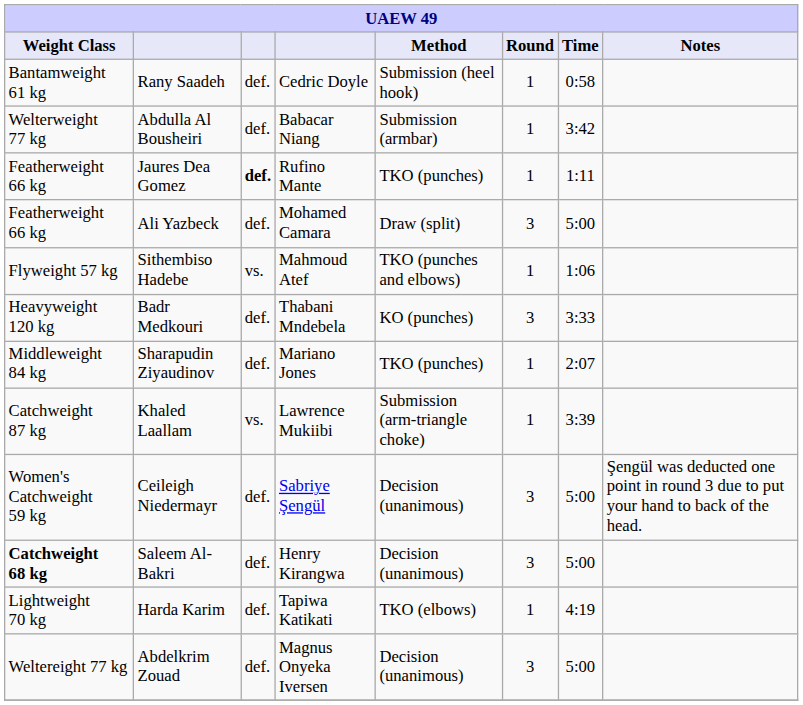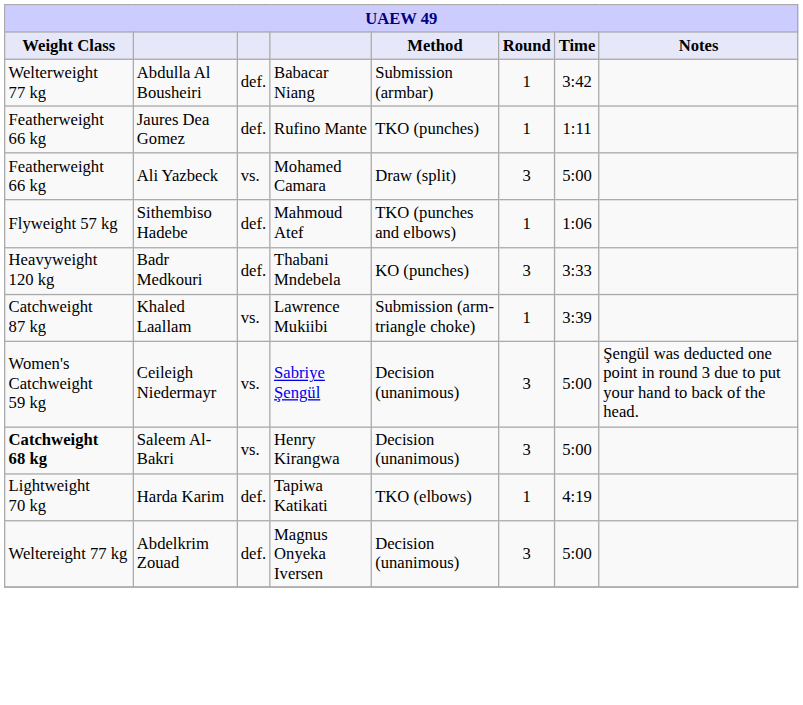- row: (181, 82)
(258, 176) bold -> (253, 129) normal
(257, 223) def. -> (250, 176) vs.
(254, 270) vs. -> (253, 223) def.
- row: (176, 364)
(257, 496) def. -> (250, 383) vs.
(257, 563) def. -> (250, 450) vs.
